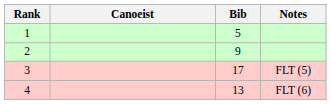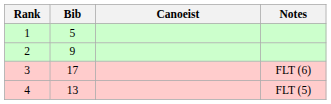columns swapped: (238, 14) <-> (132, 14)
(293, 71) FLT (5) -> (293, 71) FLT (6)
(293, 90) FLT (6) -> (293, 90) FLT (5)
